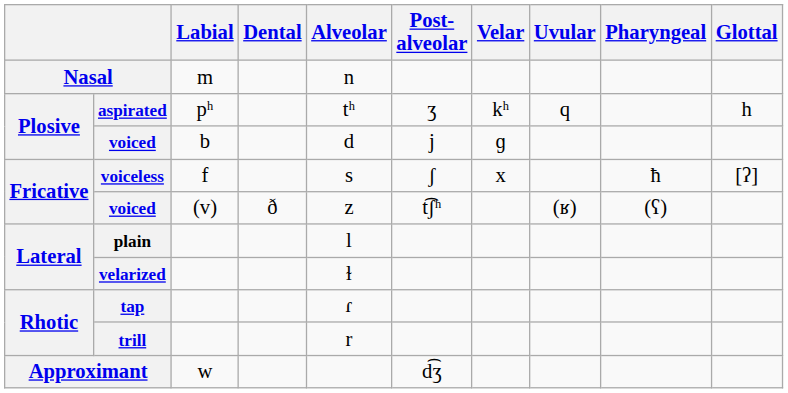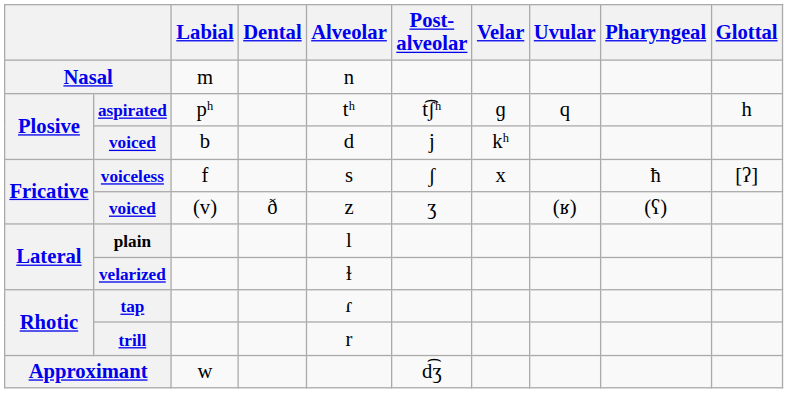(432, 109) ʒ -> (432, 109) t͡ʃʰ
(501, 109) kʰ -> (501, 109) ɡ
(501, 142) ɡ -> (501, 142) kʰ
(432, 207) t͡ʃʰ -> (432, 207) ʒ
